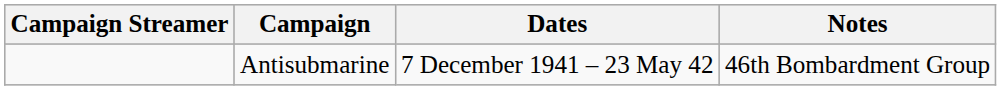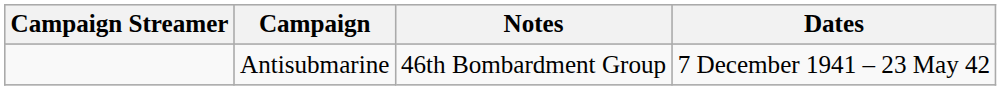columns swapped: (557, 24) <-> (858, 24)
